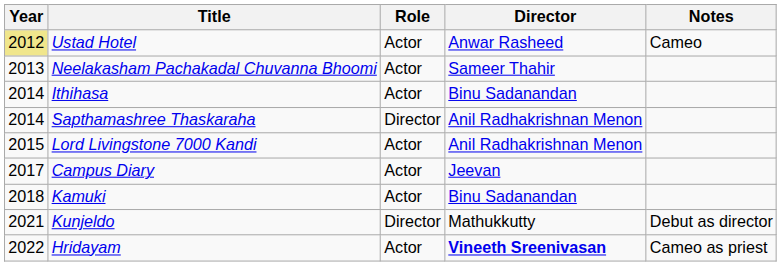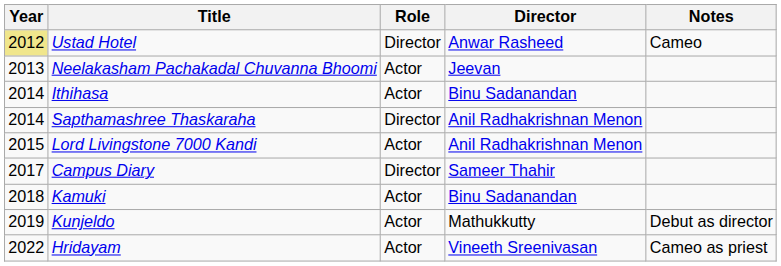(403, 42) Actor -> (413, 42) Director
(502, 68) Sameer Thahir -> (474, 68) Jeevan
(403, 171) Actor -> (413, 171) Director
(474, 171) Jeevan -> (502, 171) Sameer Thahir
(26, 222) 2021 -> (26, 222) 2019
(413, 222) Director -> (403, 222) Actor
(527, 247) bold -> (523, 247) normal
